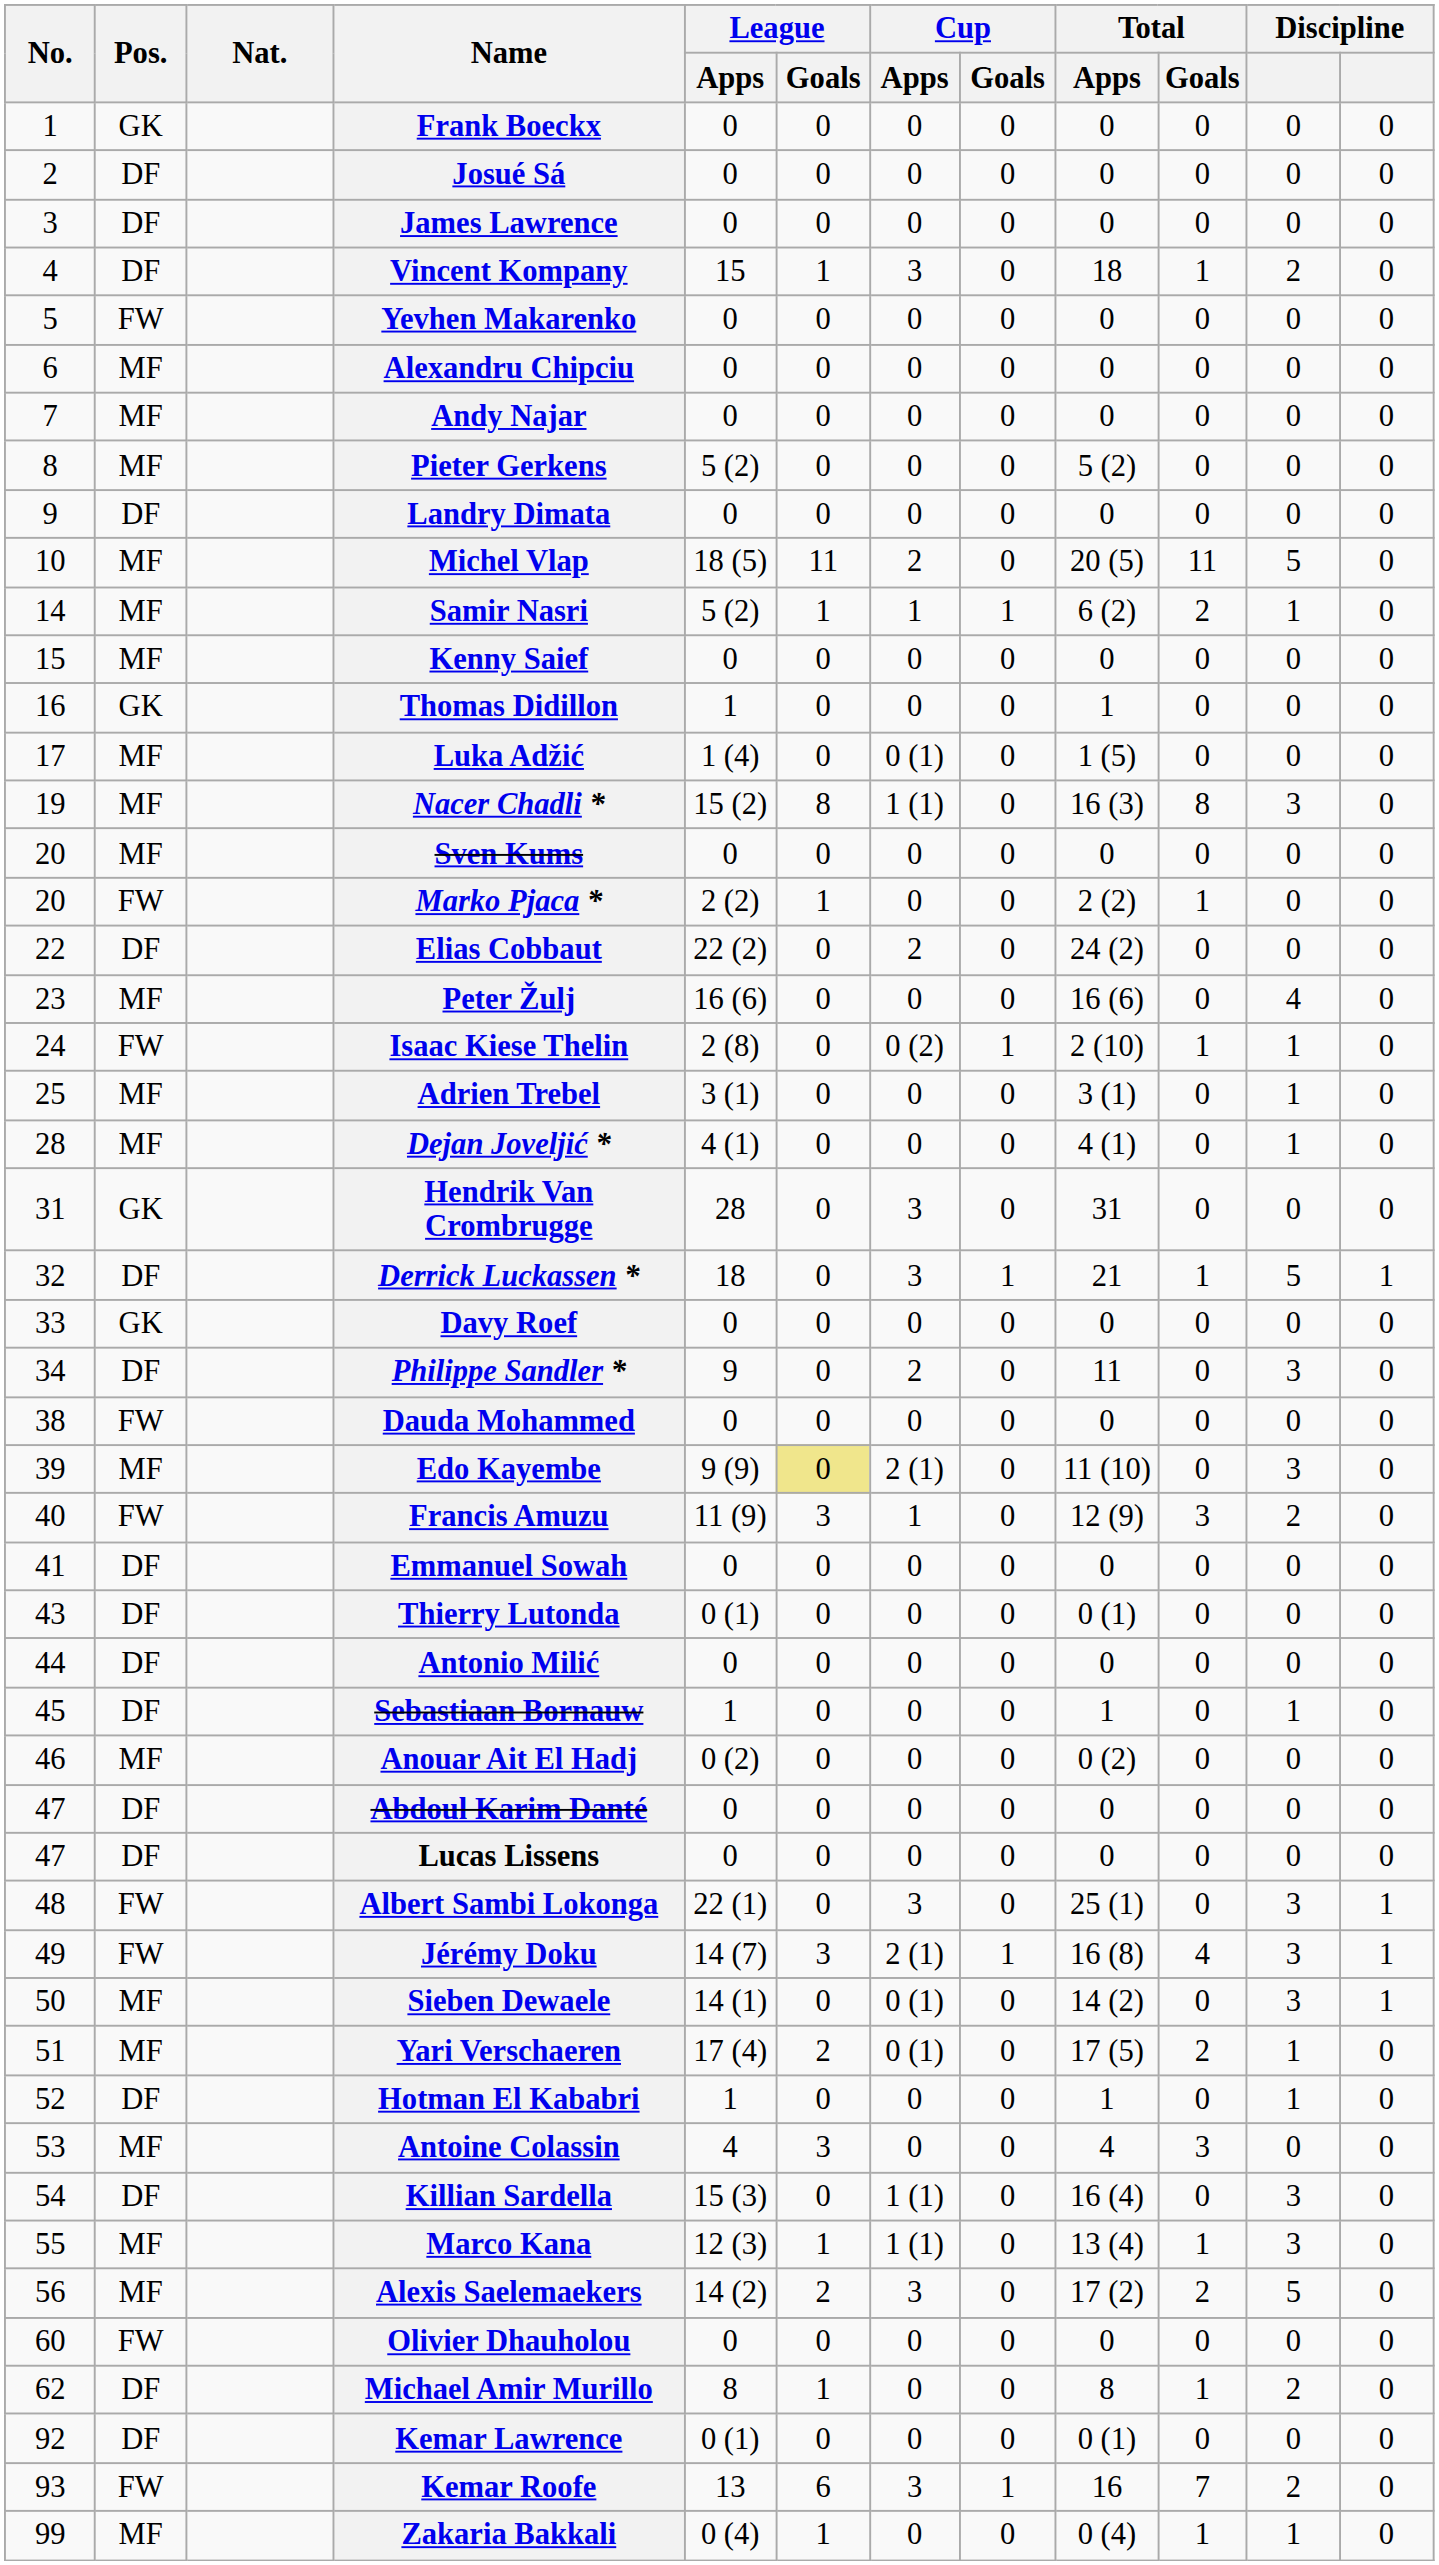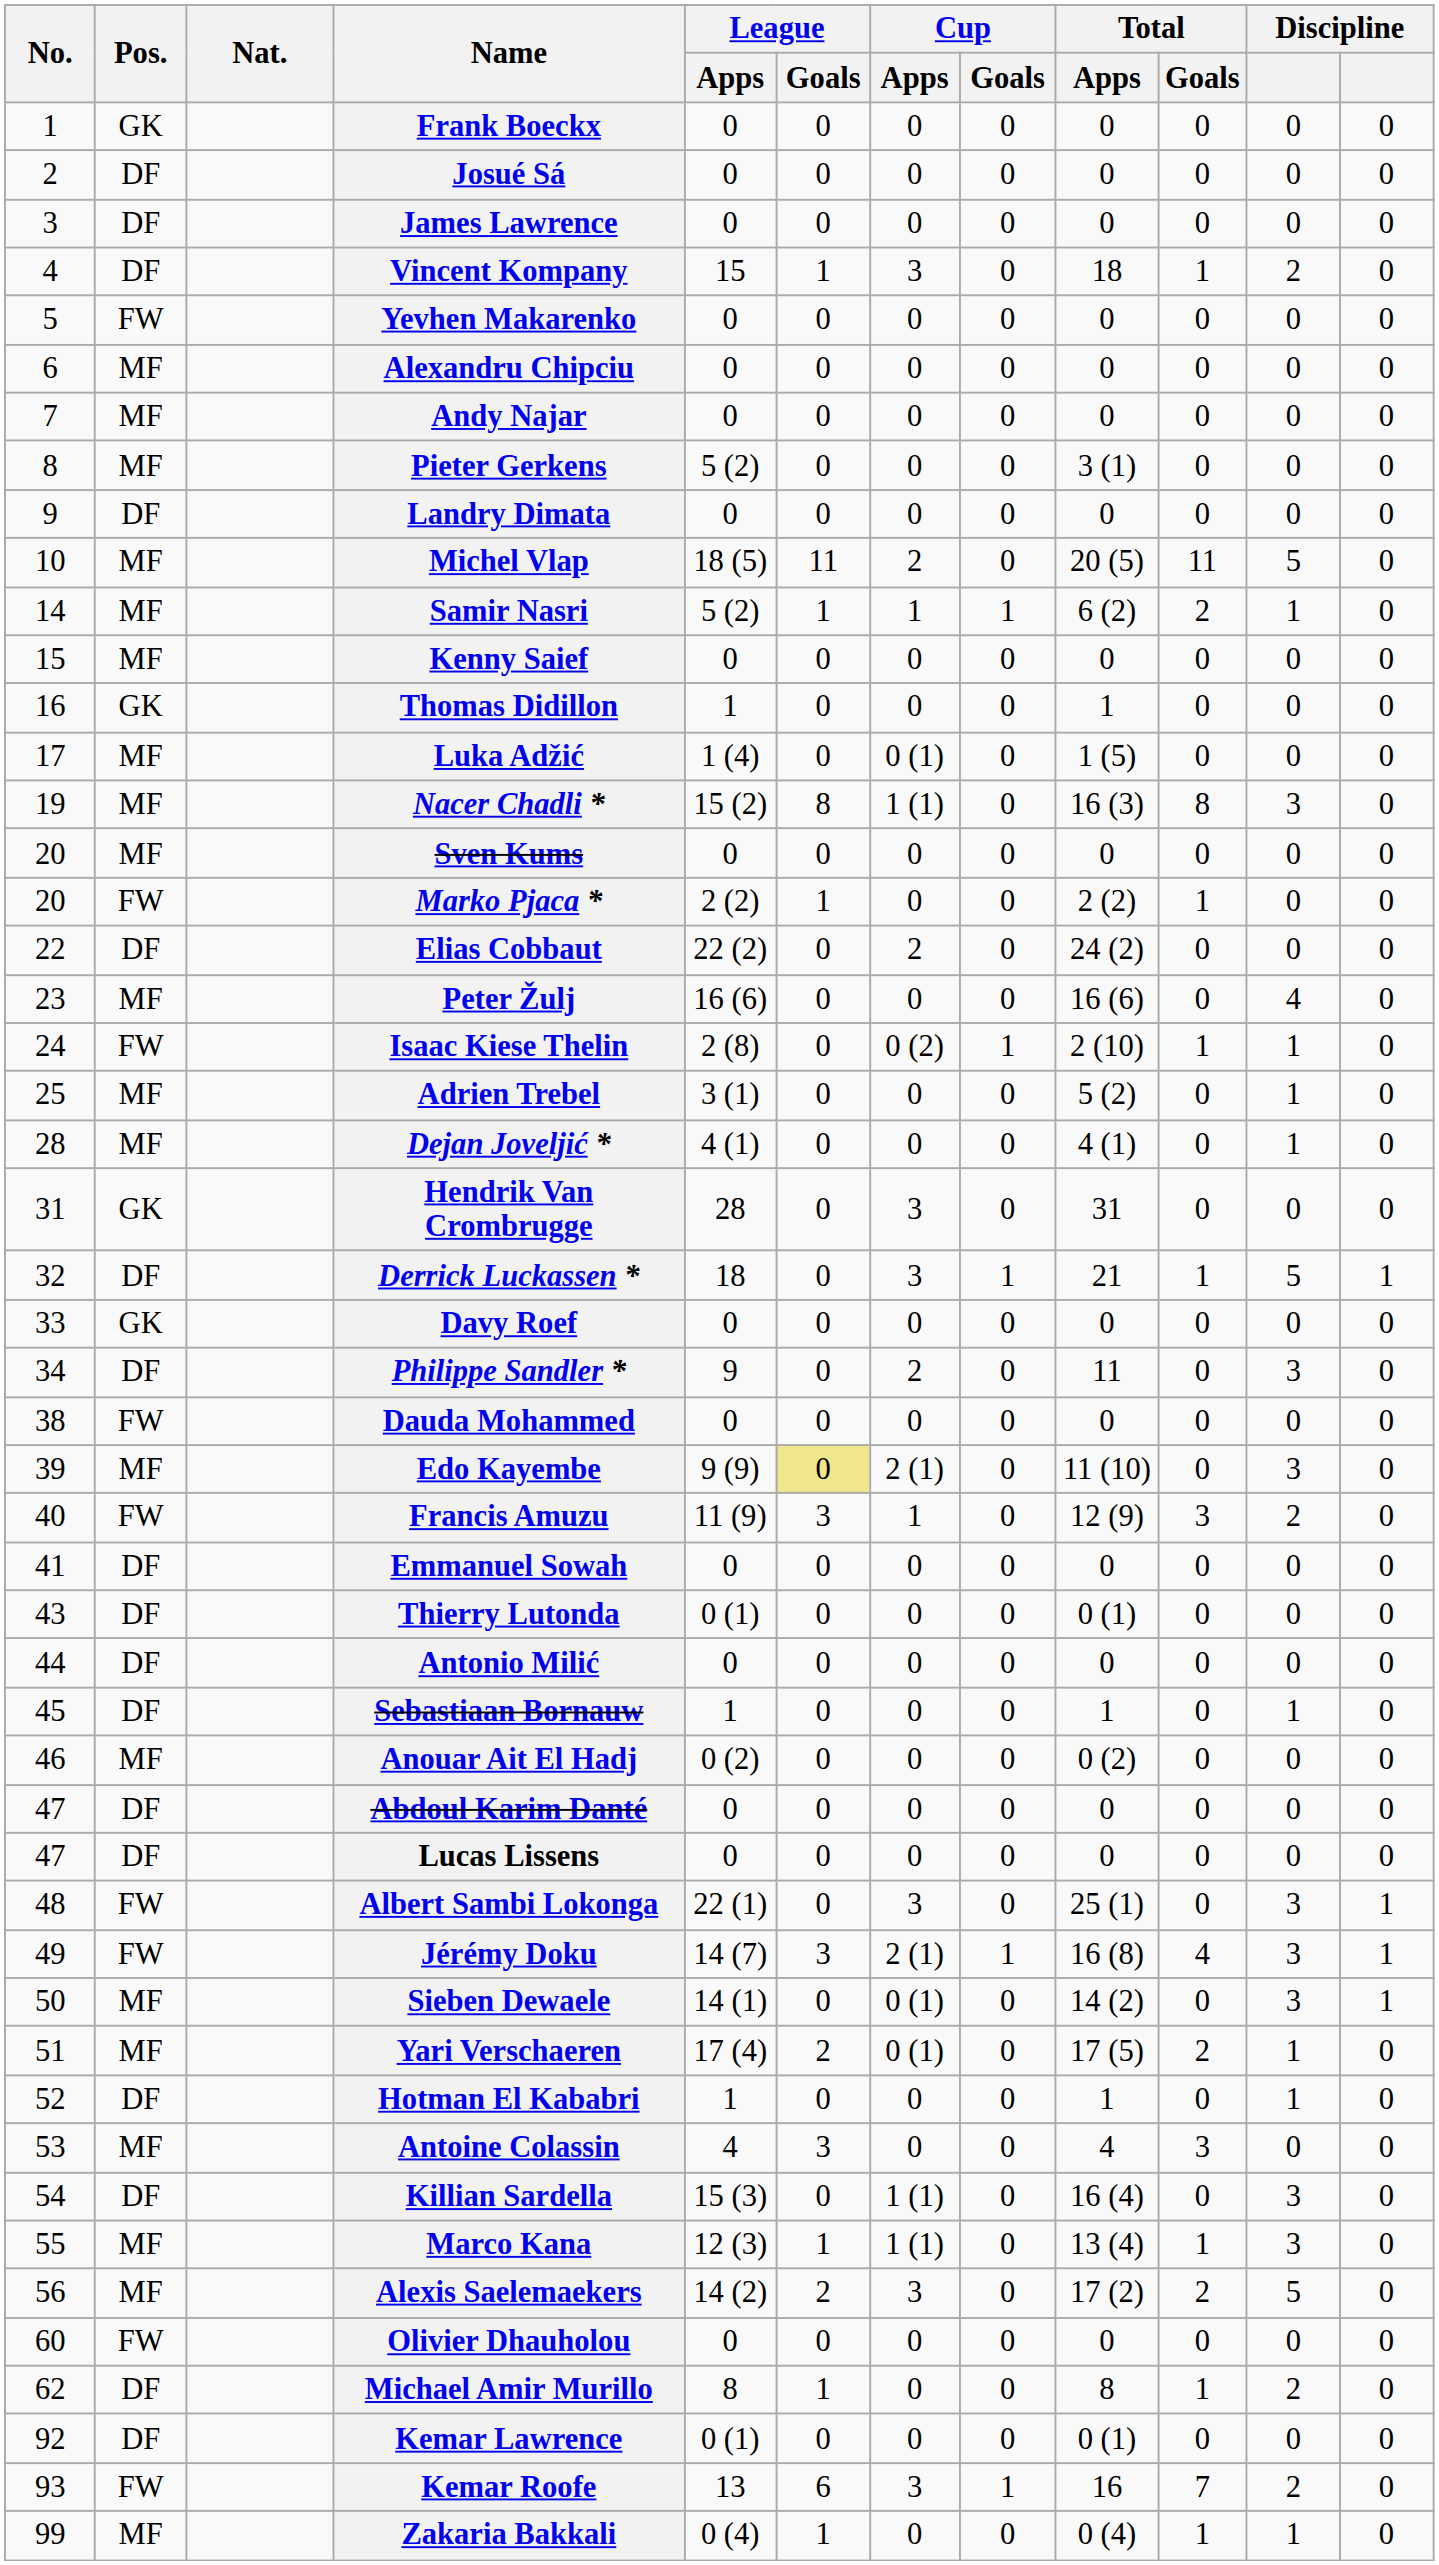(1107, 464) 5 (2) -> (1107, 464) 3 (1)
(1107, 1094) 3 (1) -> (1107, 1094) 5 (2)
